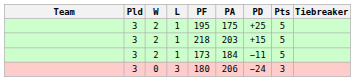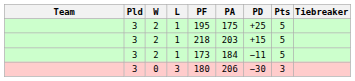(258, 69) −24 -> (258, 69) −30
